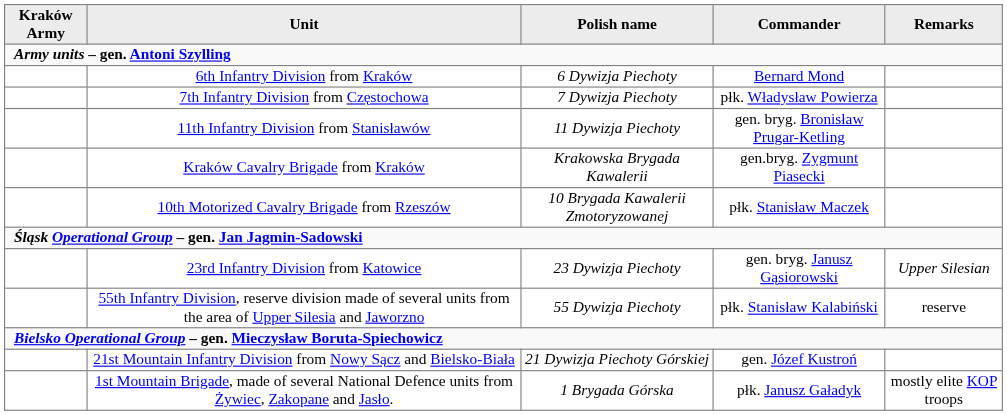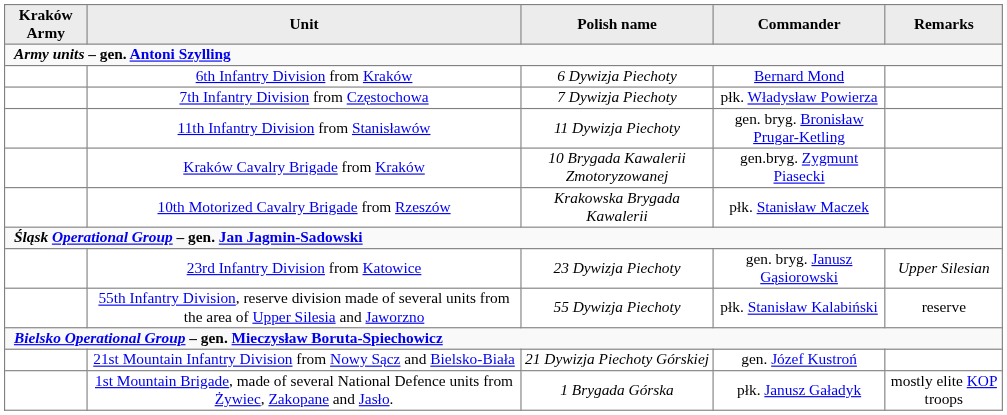(617, 167) Krakowska Brygada Kawalerii -> (617, 167) 10 Brygada Kawalerii Zmotoryzowanej
(617, 207) 10 Brygada Kawalerii Zmotoryzowanej -> (617, 207) Krakowska Brygada Kawalerii
